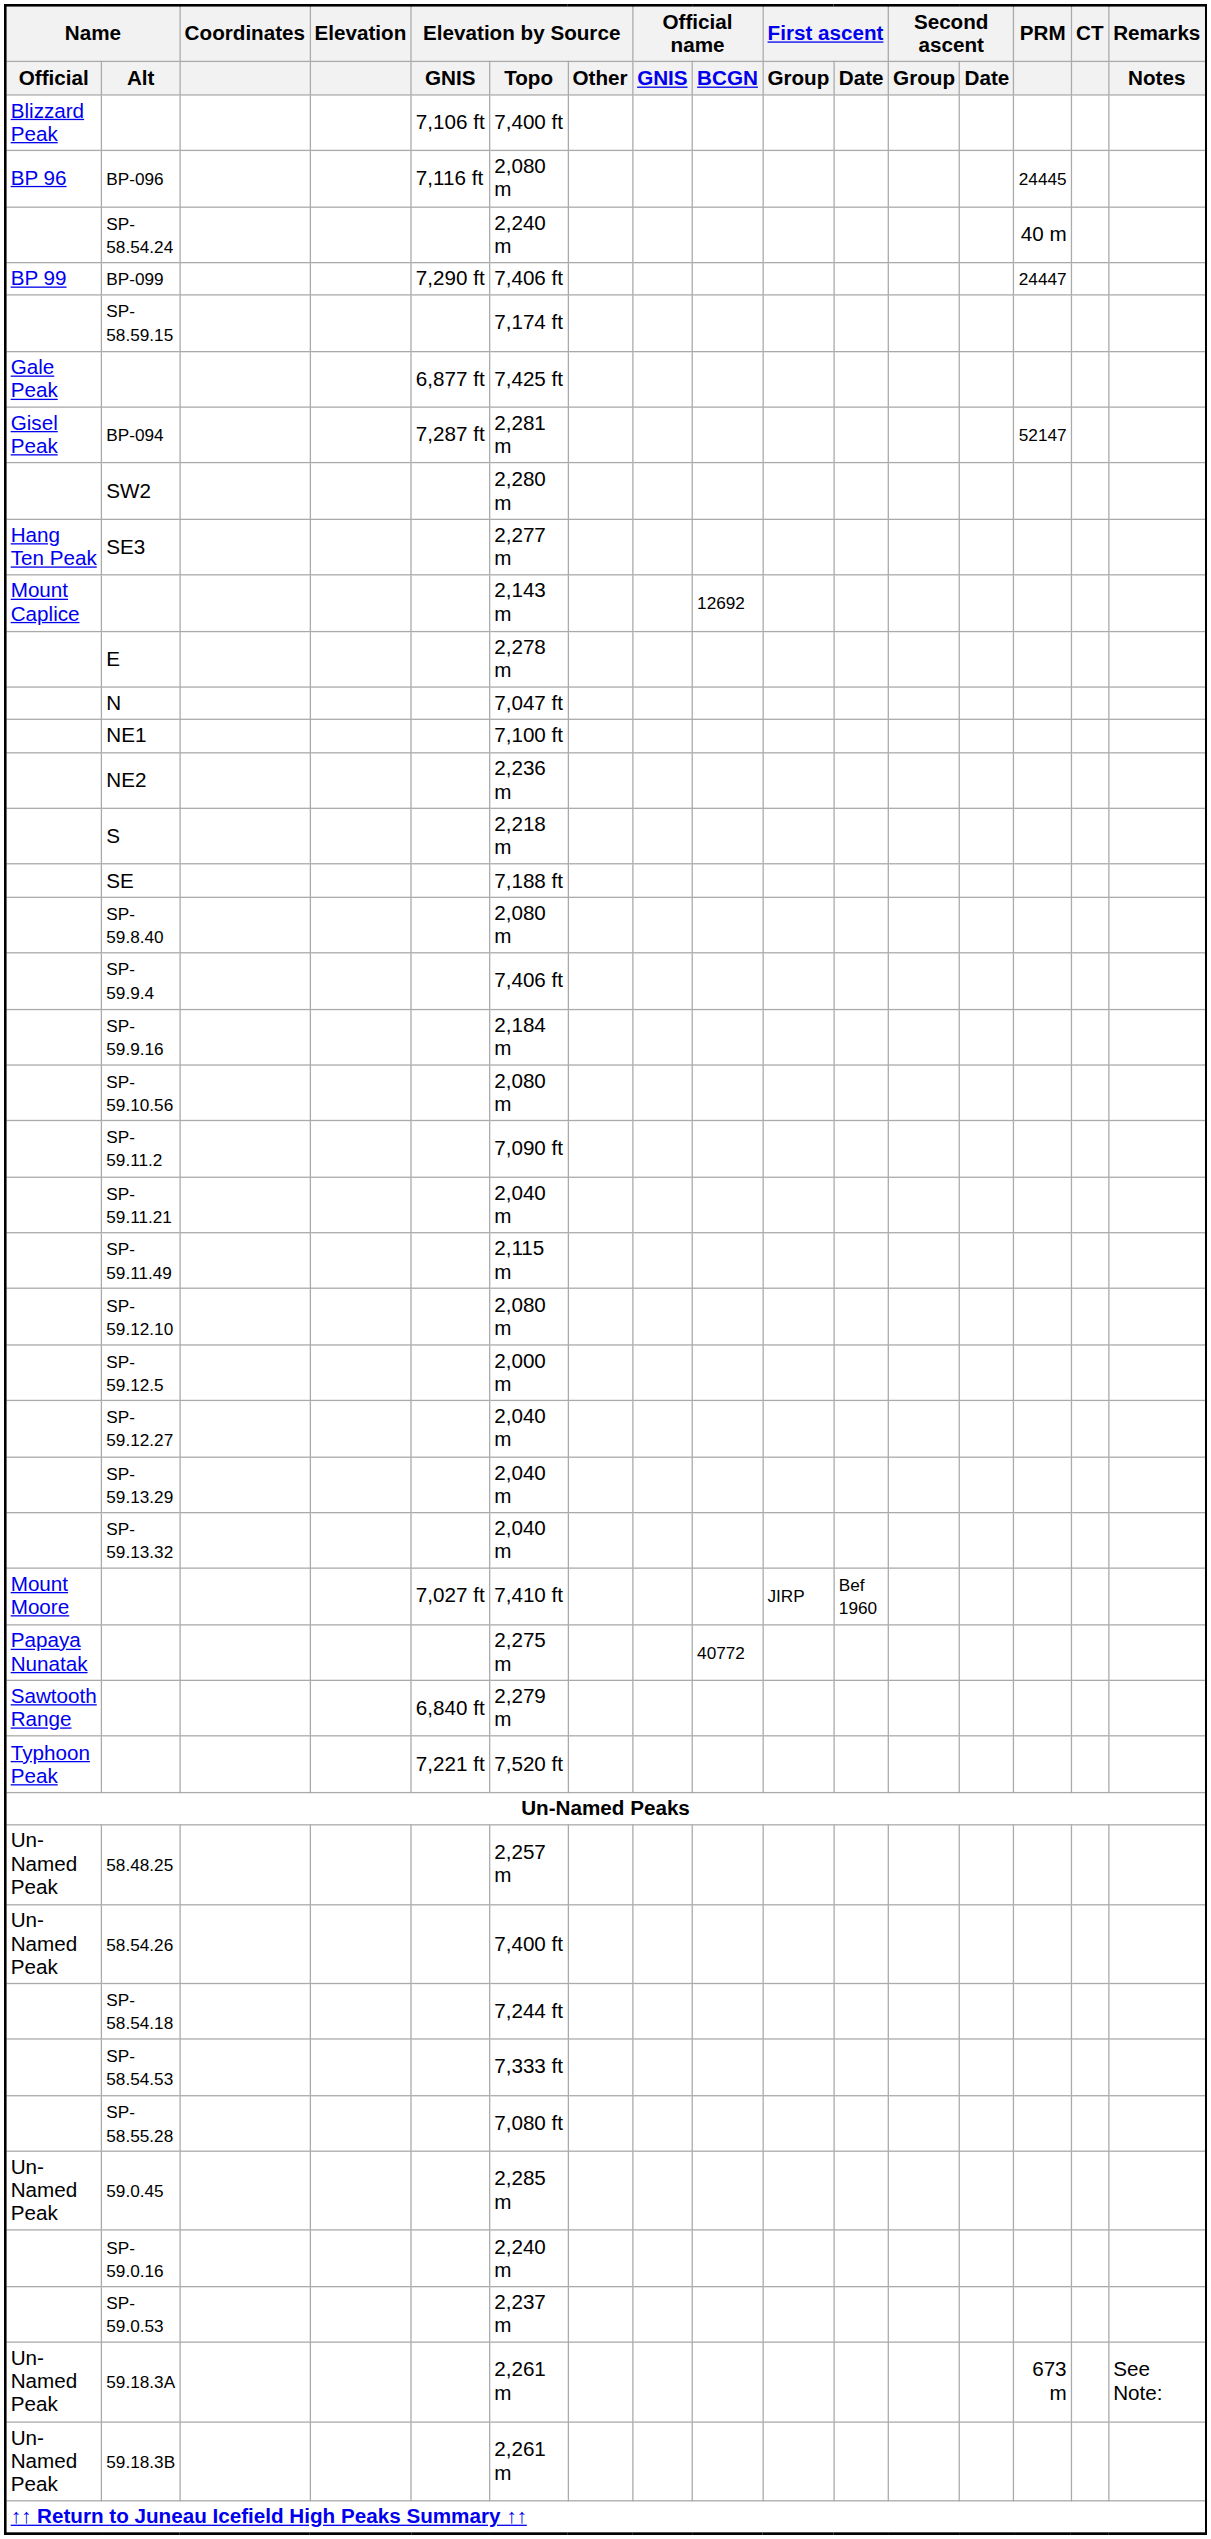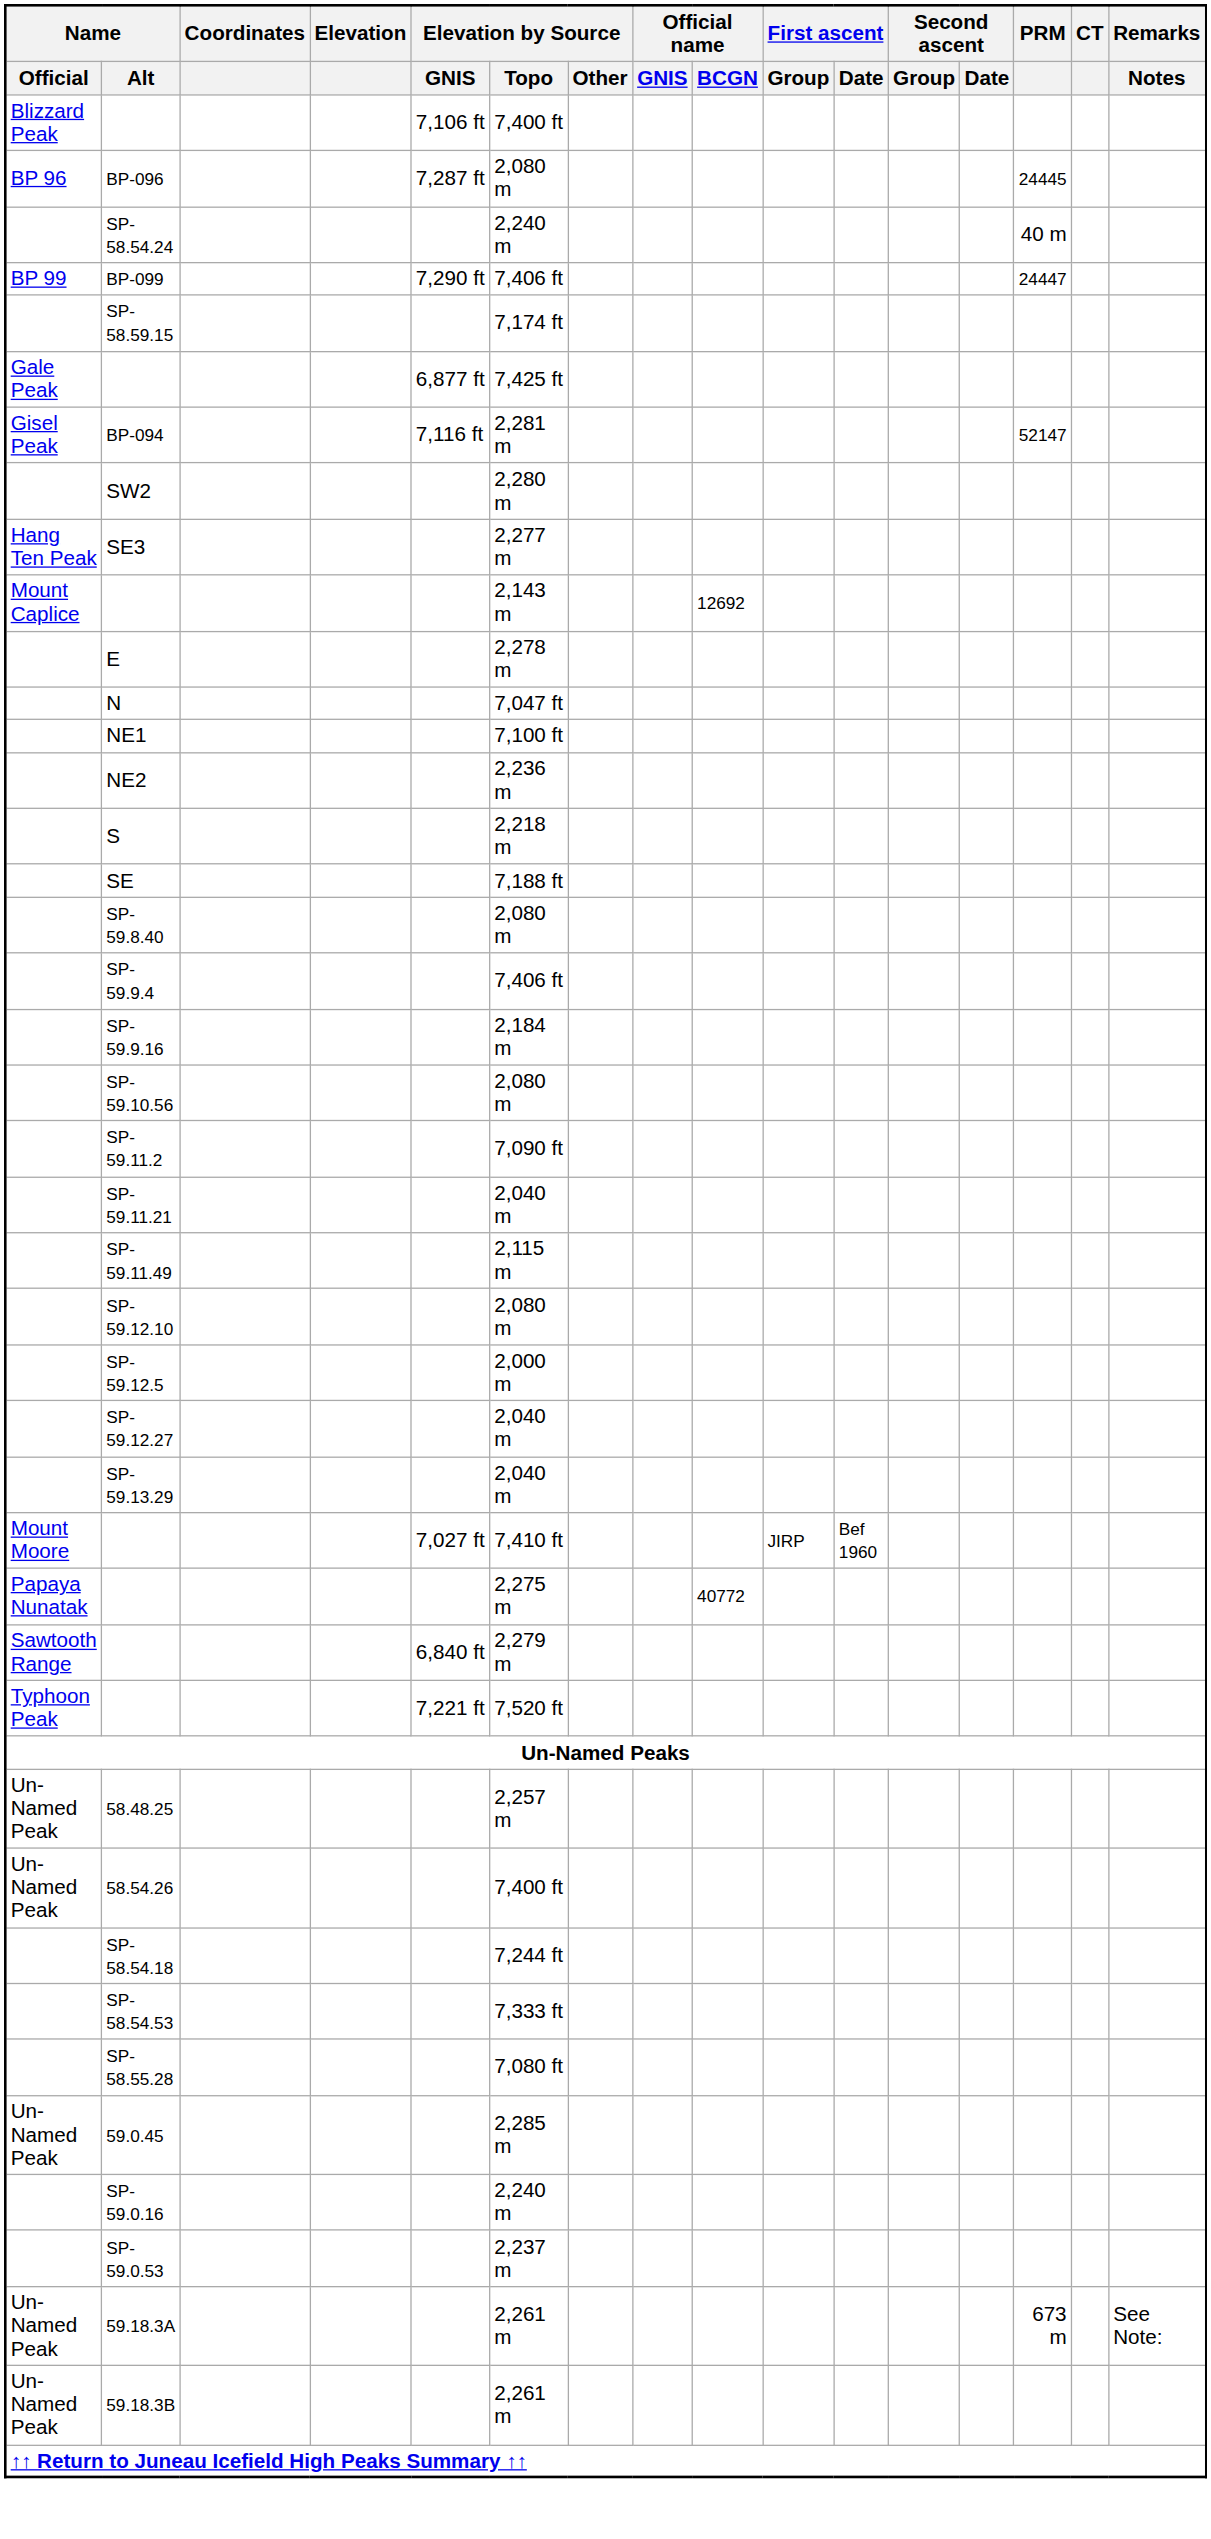(449, 178) 7,116 ft -> (450, 178) 7,287 ft
(450, 434) 7,287 ft -> (449, 434) 7,116 ft
- row: (53, 1540)
